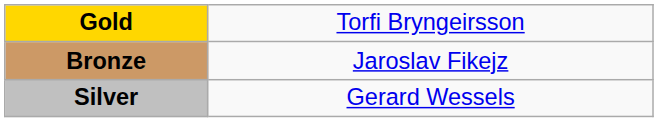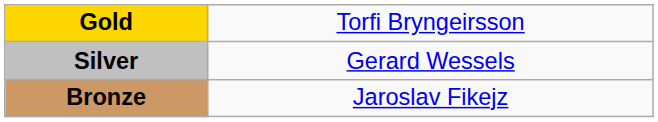rows swapped: (106, 97) <-> (106, 60)
